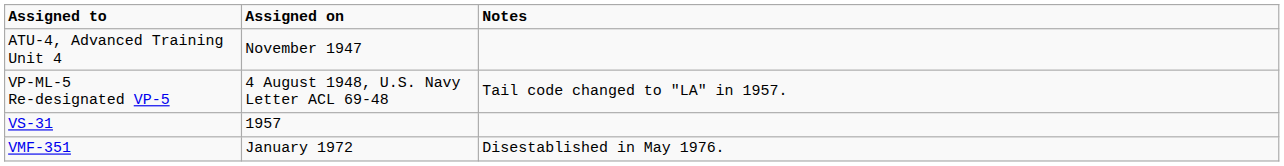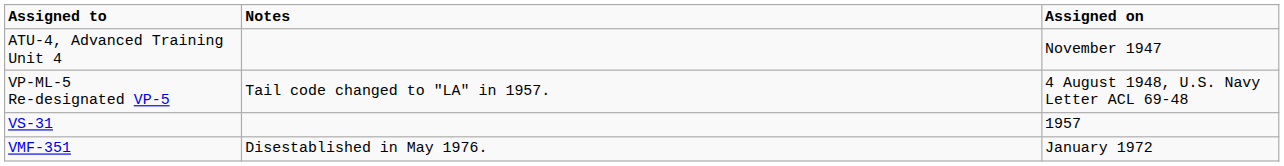columns swapped: (295, 17) <-> (505, 17)
